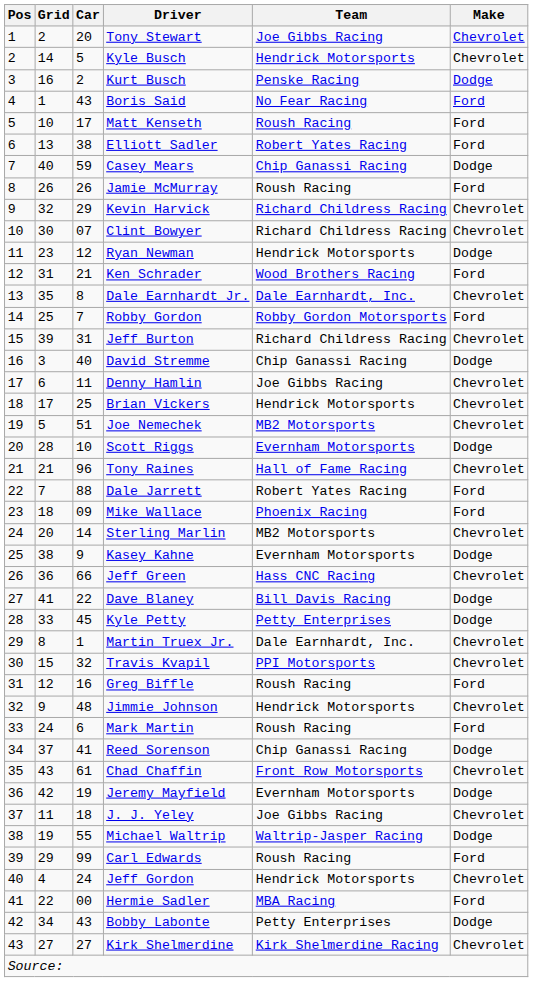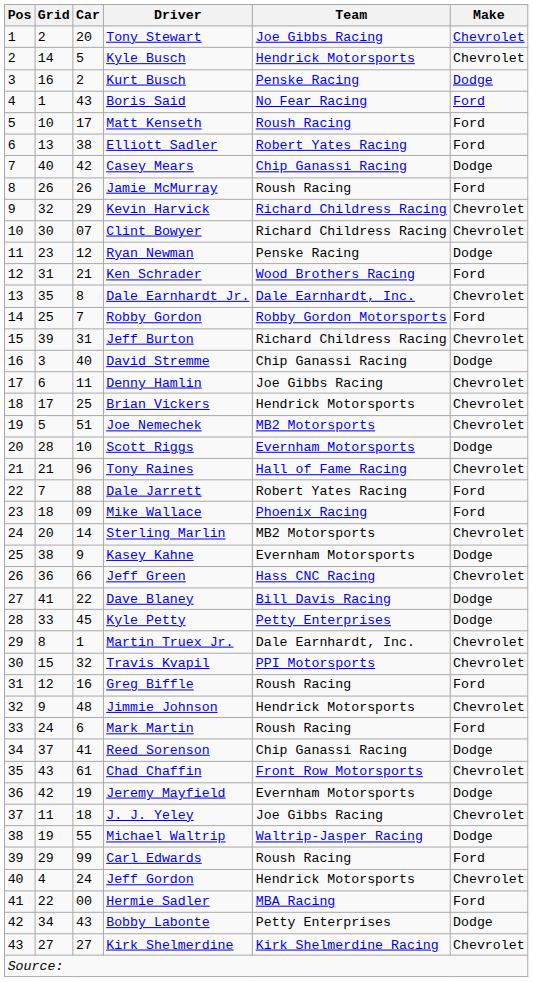(84, 167) 59 -> (84, 167) 42
(335, 253) Hendrick Motorsports -> (307, 253) Penske Racing
